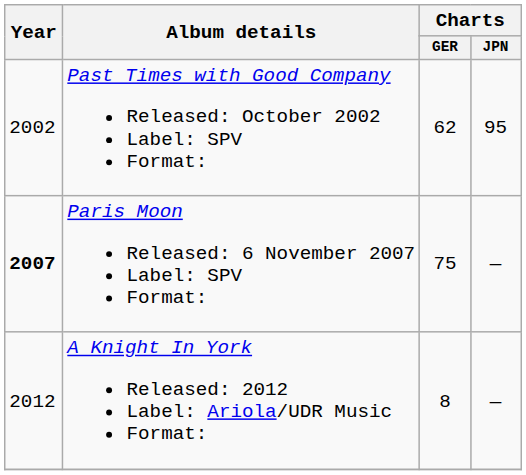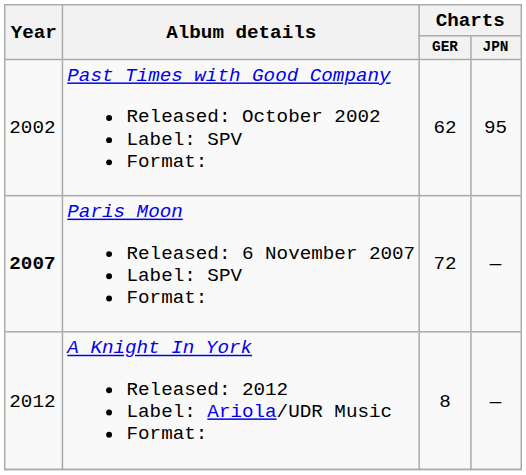(445, 264) 75 -> (445, 264) 72
